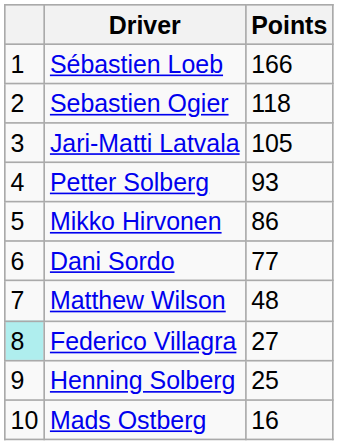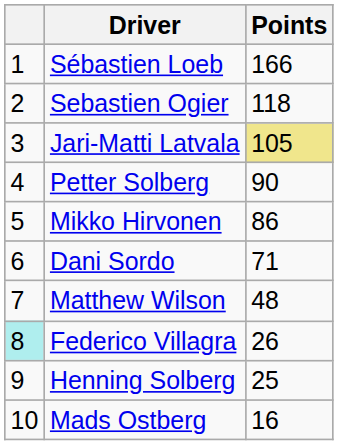(272, 143) no background -> (272, 143) khaki background
(265, 183) 93 -> (265, 183) 90
(265, 262) 77 -> (265, 262) 71
(265, 340) 27 -> (265, 340) 26
